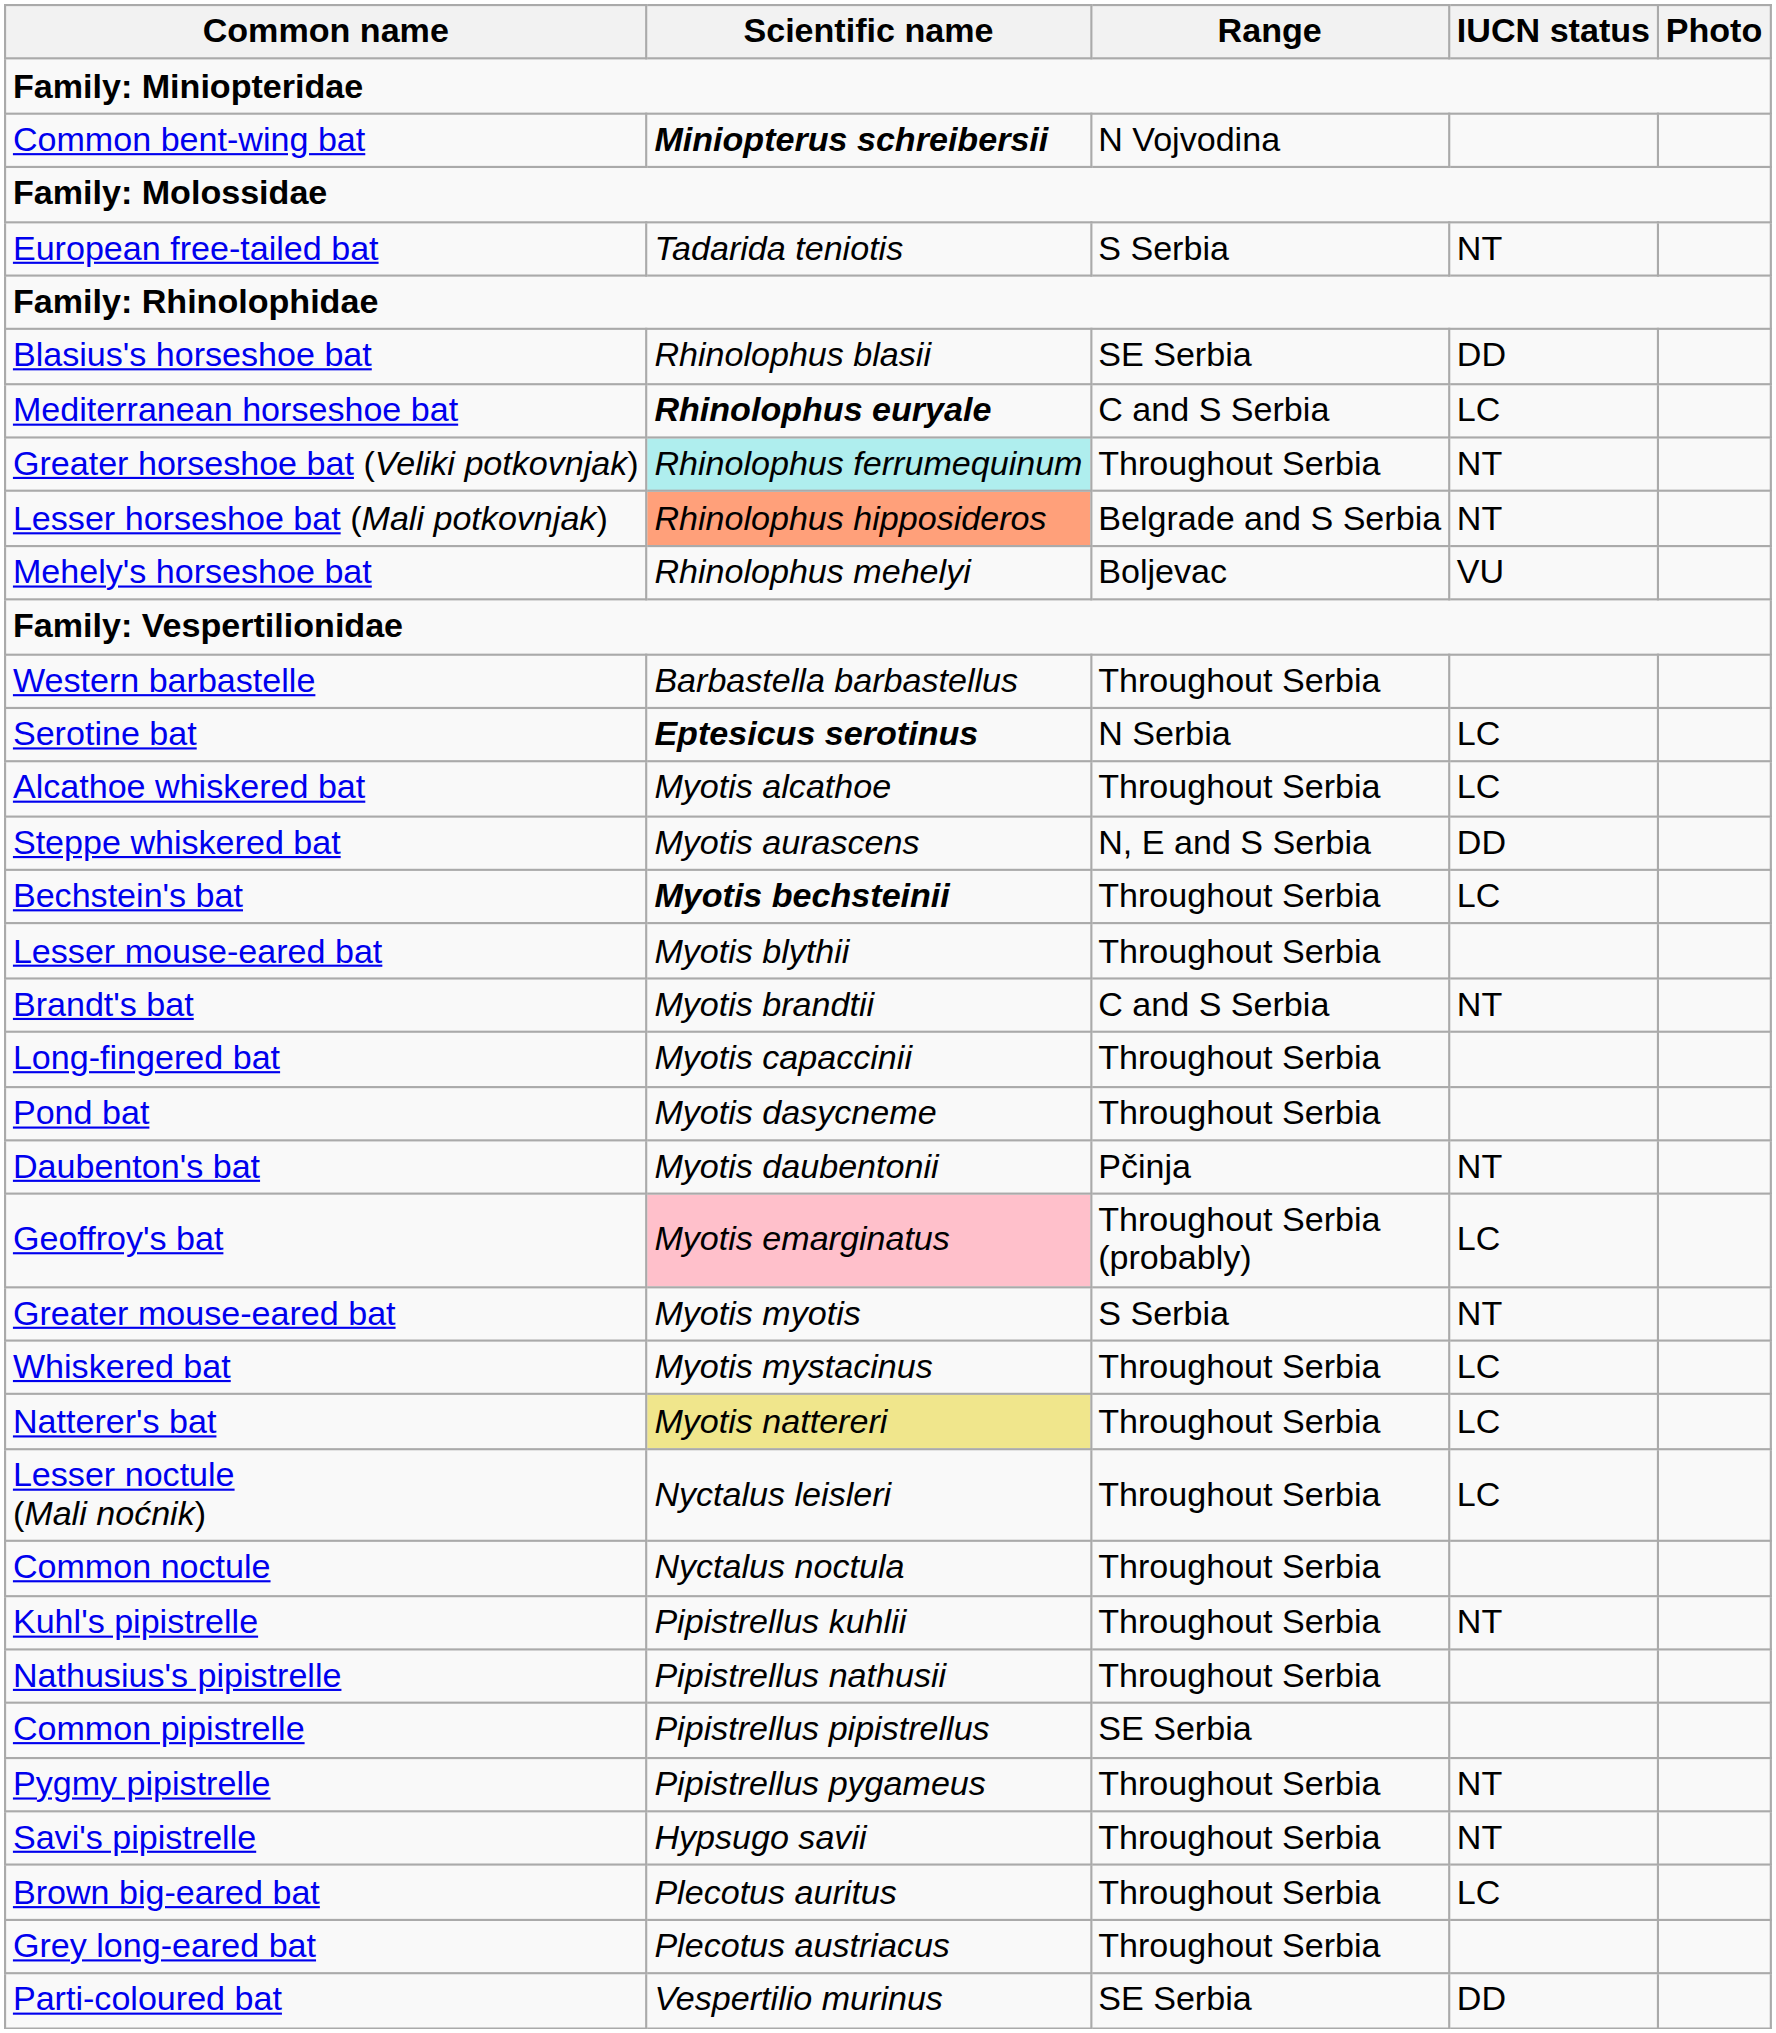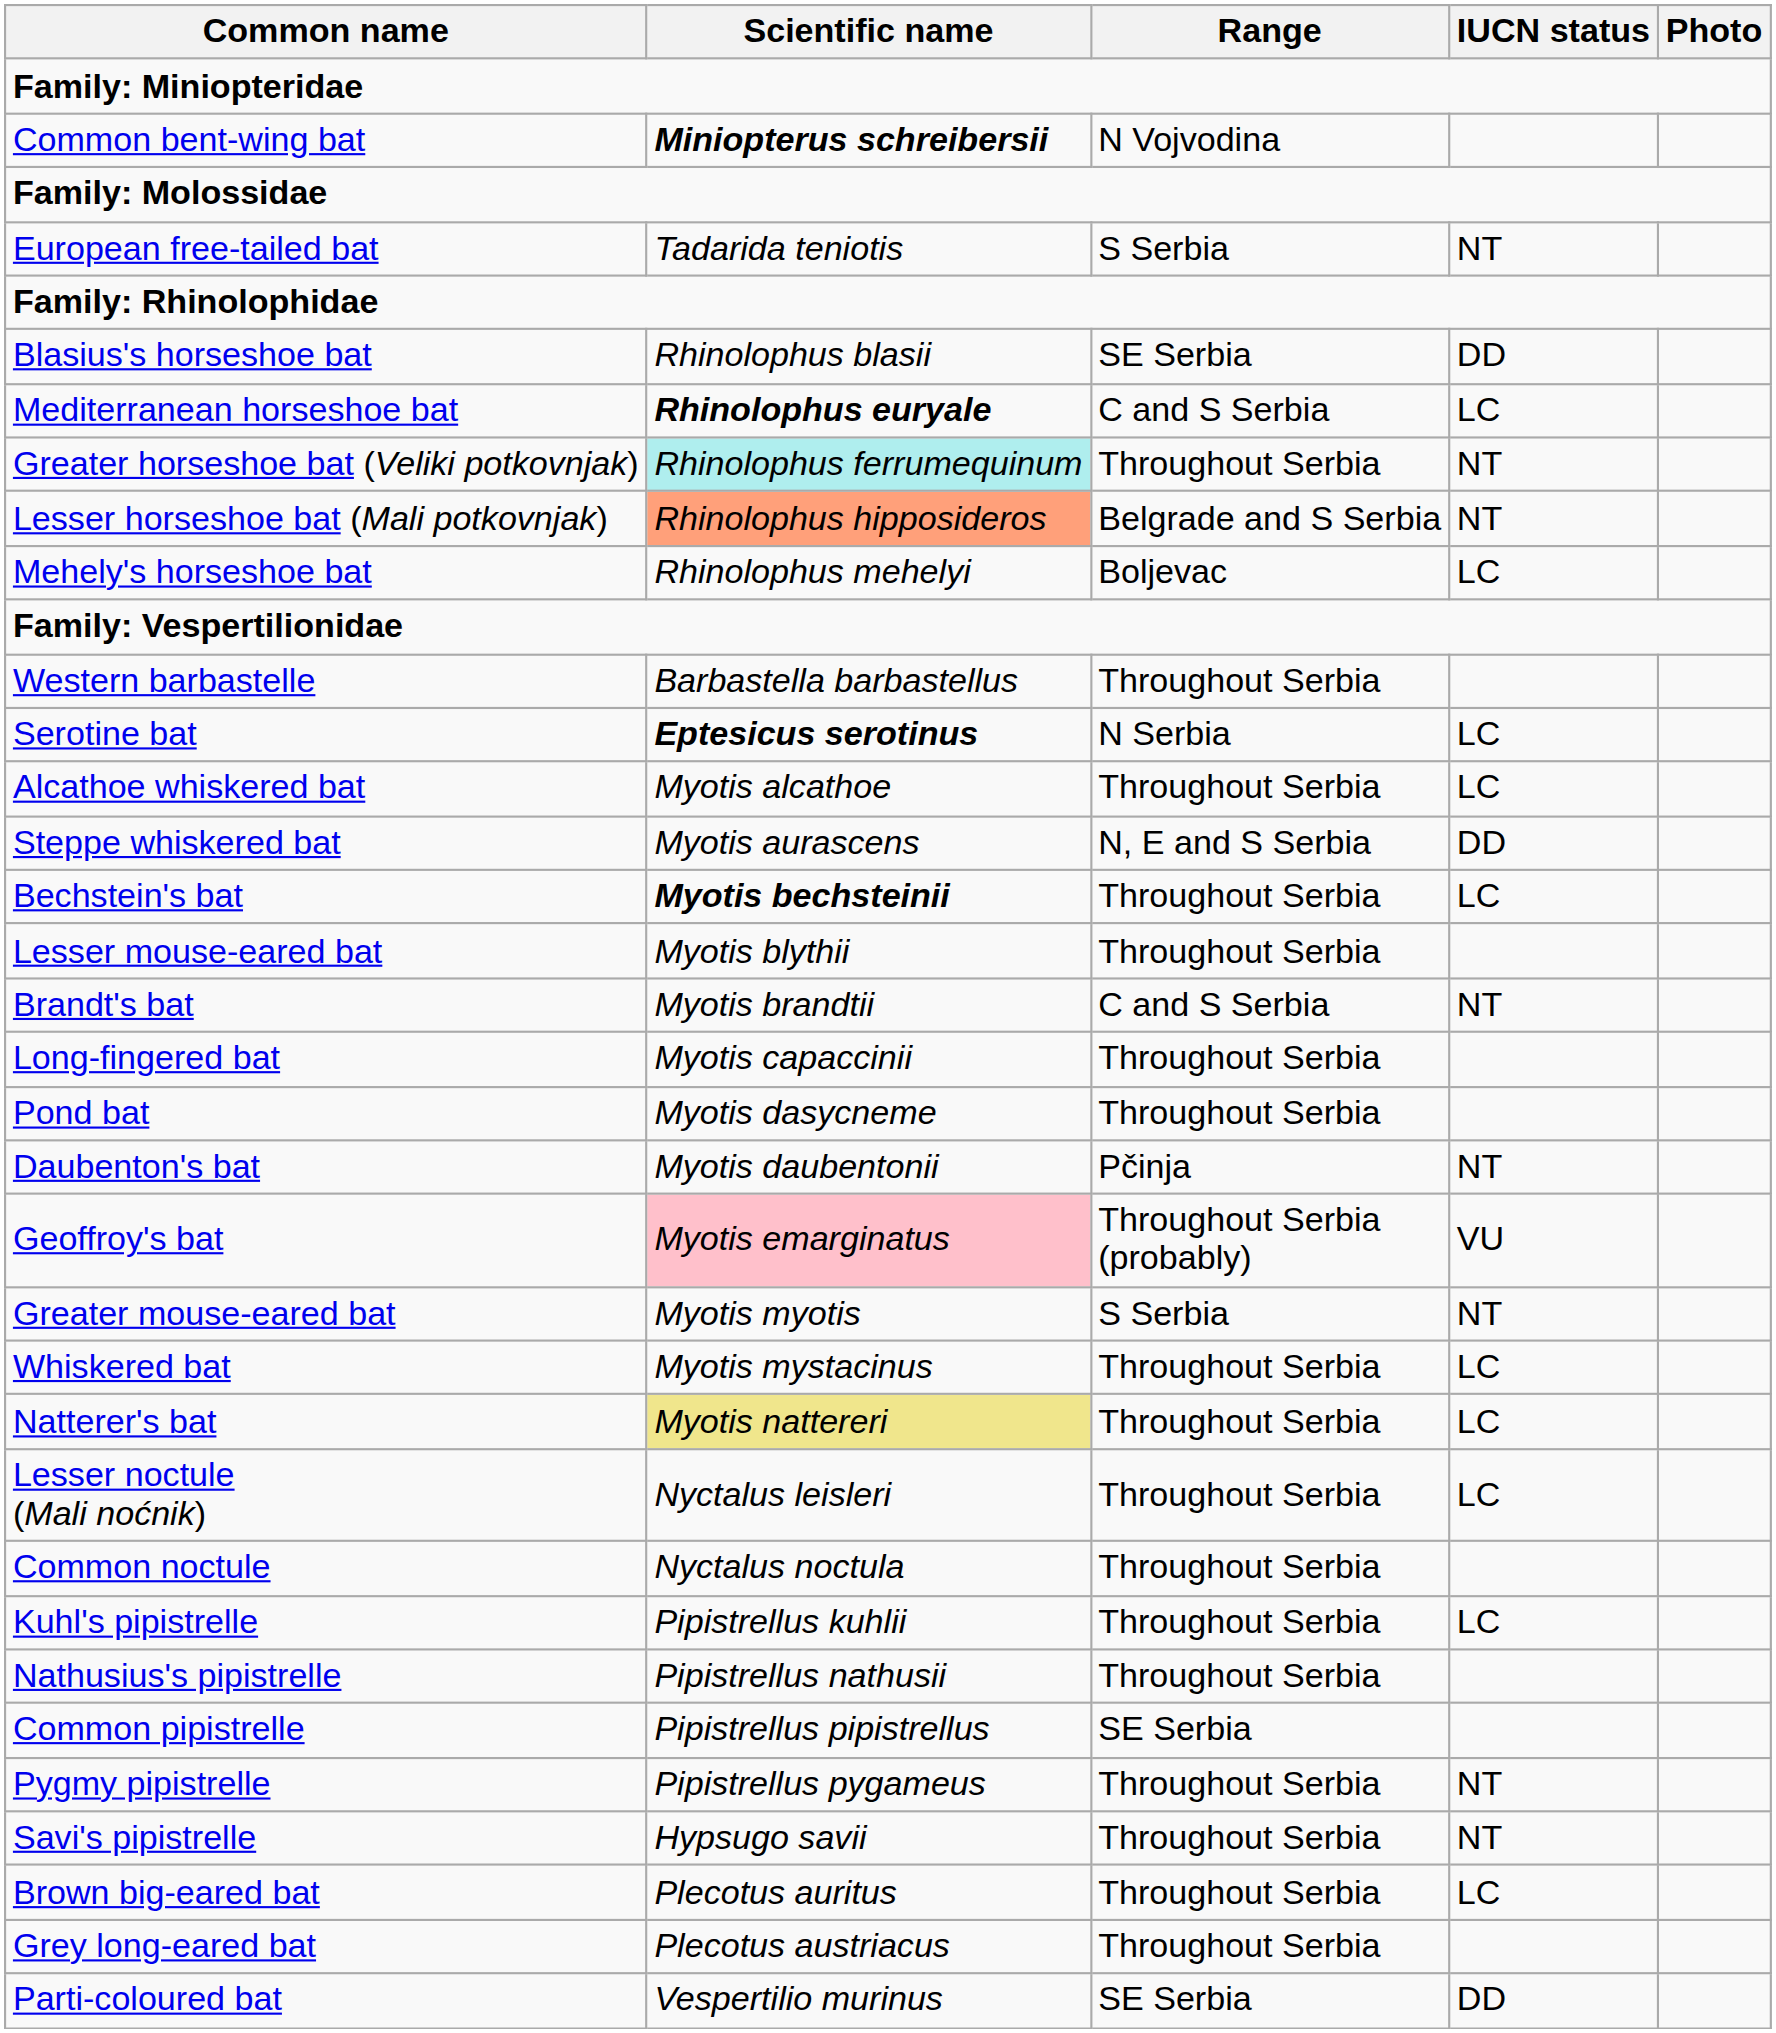(1481, 572) VU -> (1479, 572) LC
(1479, 1239) LC -> (1481, 1239) VU
(1480, 1621) NT -> (1479, 1621) LC
